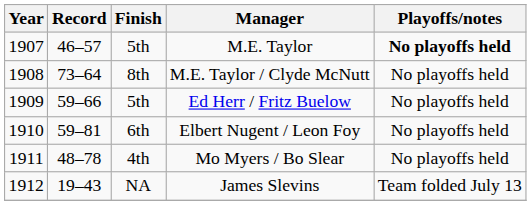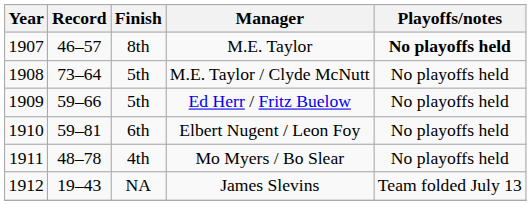(138, 46) 5th -> (138, 46) 8th
(138, 74) 8th -> (138, 74) 5th
